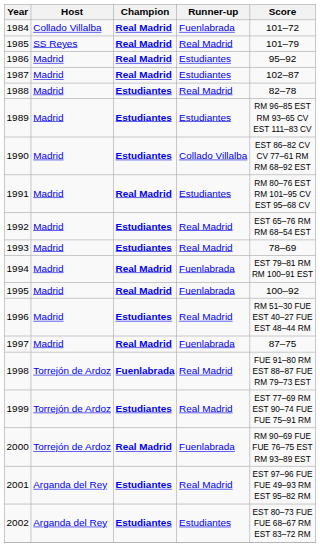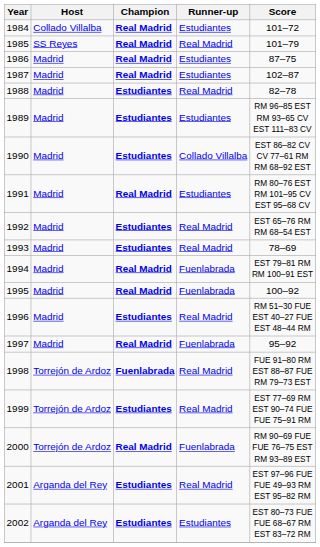(207, 28) Fuenlabrada -> (205, 28) Estudiantes
(282, 59) 95–92 -> (282, 59) 87–75
(282, 344) 87–75 -> (282, 344) 95–92
